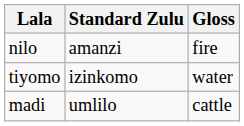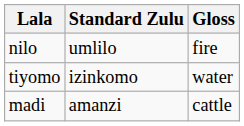(95, 47) amanzi -> (93, 47) umlilo
(93, 105) umlilo -> (95, 105) amanzi
